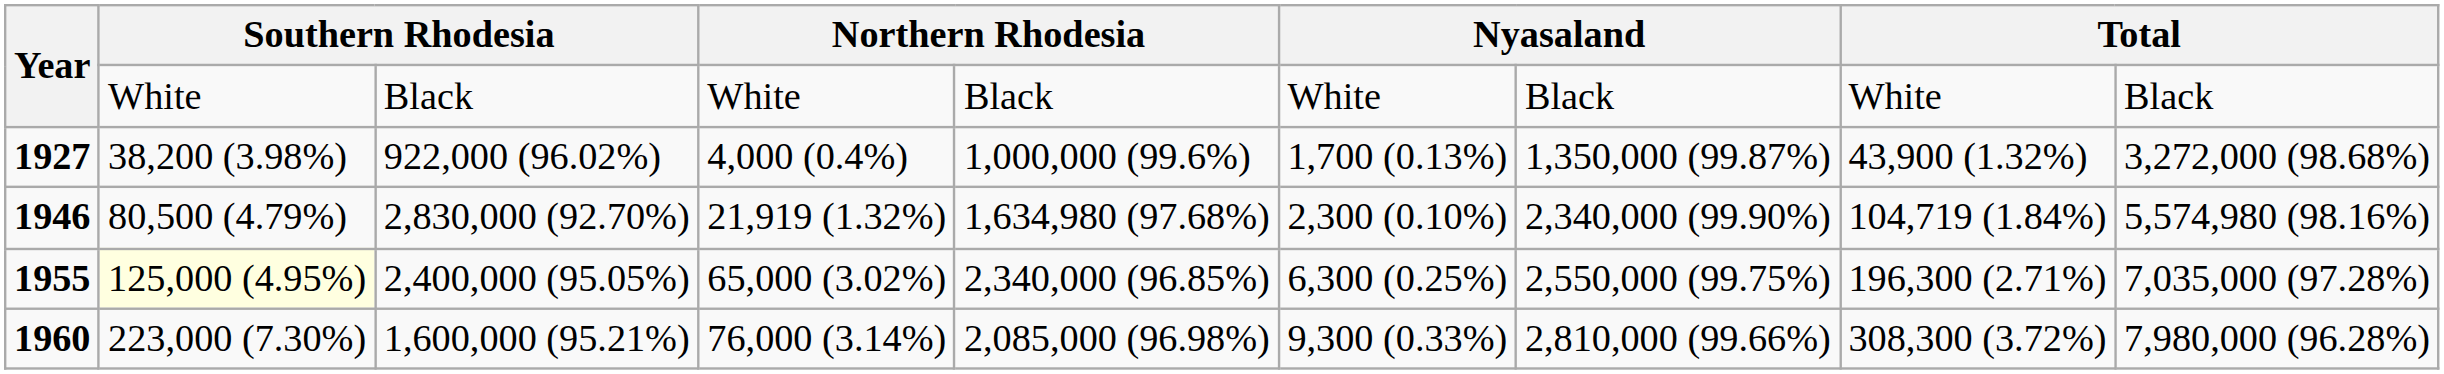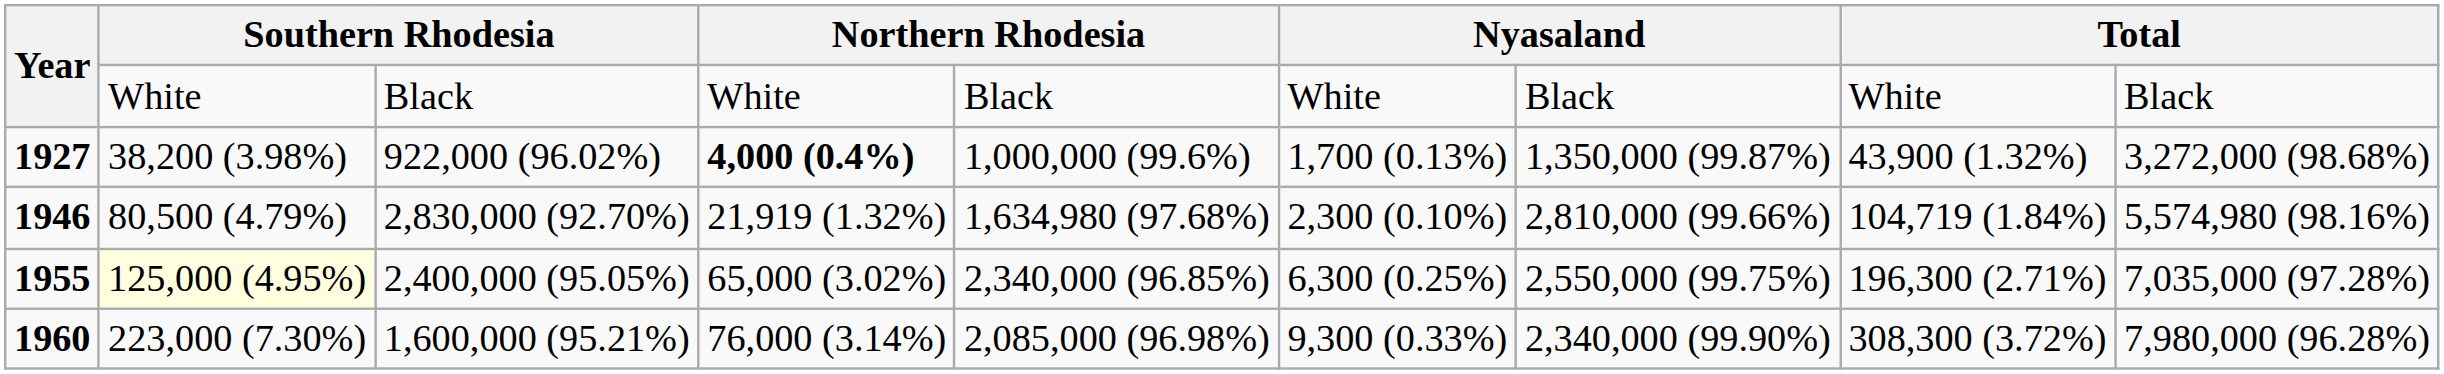(808, 156) normal -> (811, 156) bold
(1678, 216) 2,340,000 (99.90%) -> (1678, 216) 2,810,000 (99.66%)
(1678, 338) 2,810,000 (99.66%) -> (1678, 338) 2,340,000 (99.90%)
